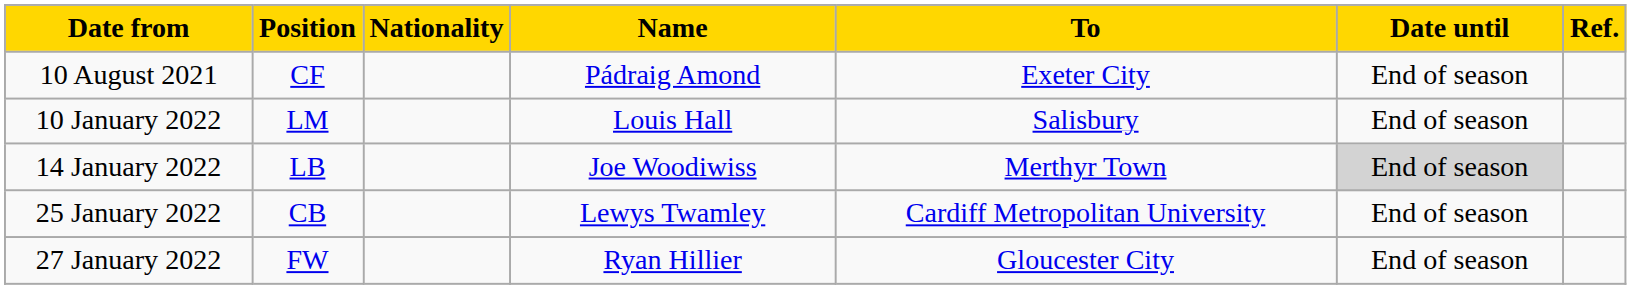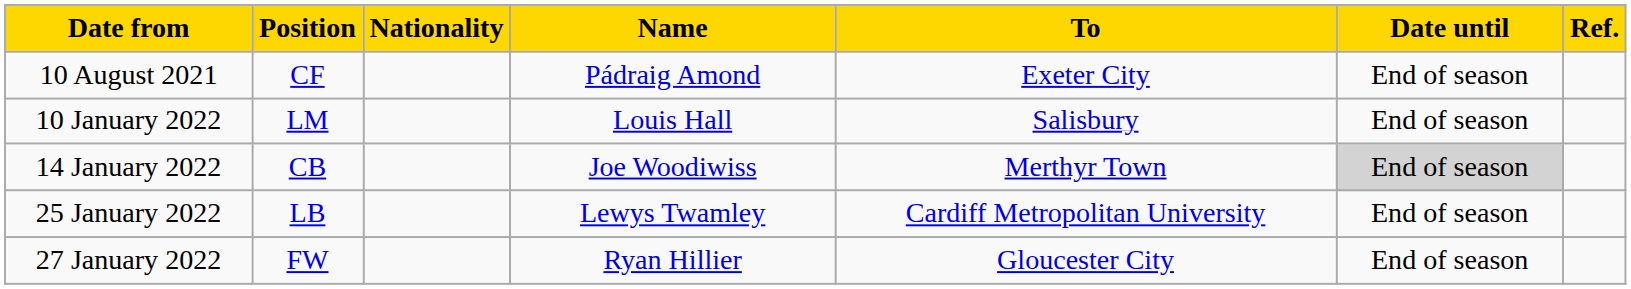(307, 166) LB -> (307, 166) CB
(307, 213) CB -> (307, 213) LB
